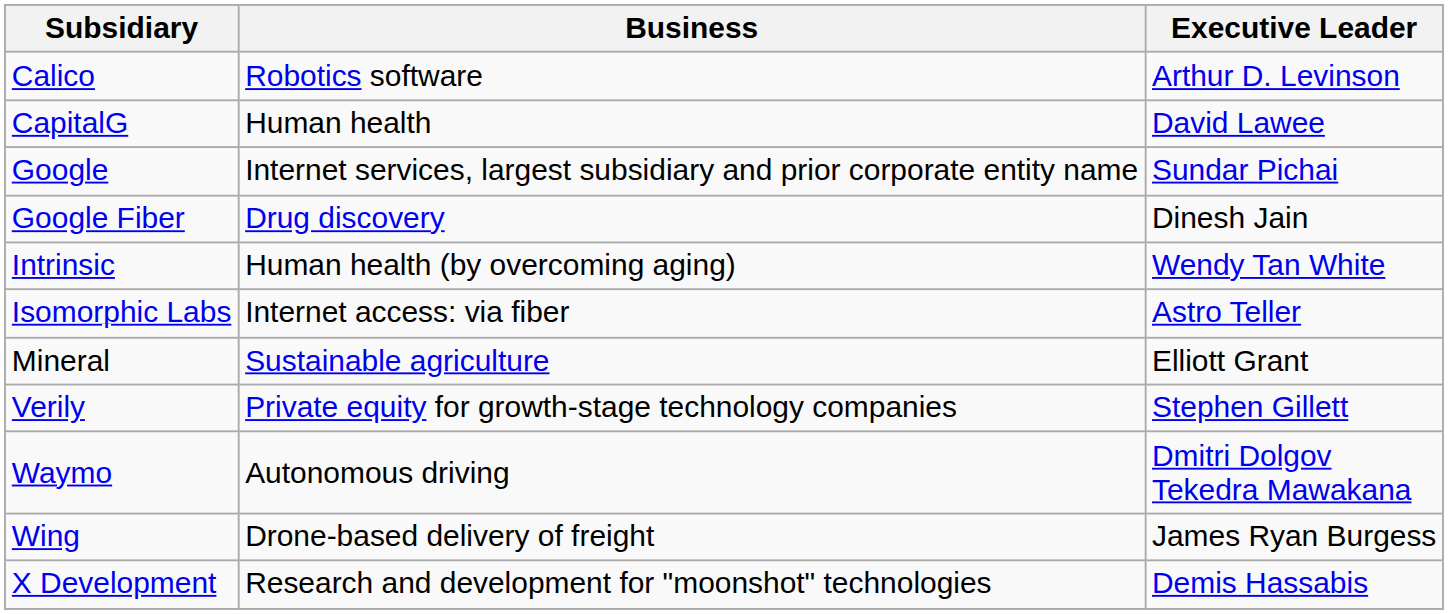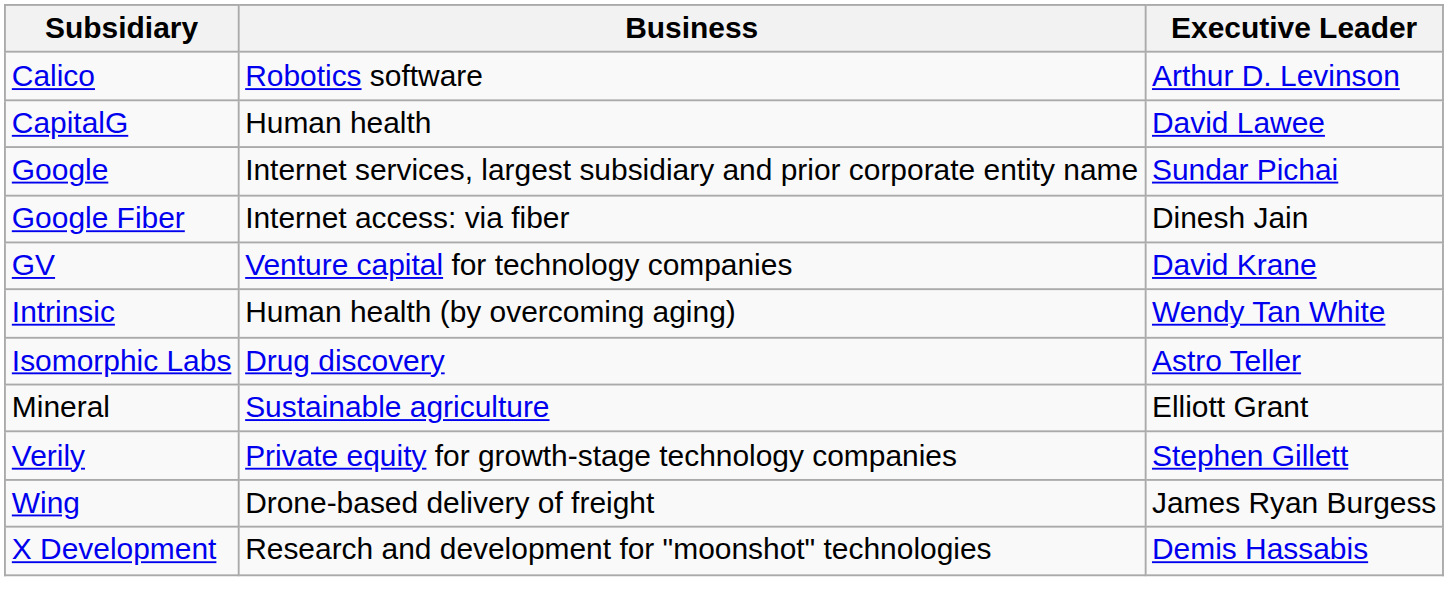(345, 218) Drug discovery -> (407, 218) Internet access: via fiber
+ row: (33, 265)
(407, 312) Internet access: via fiber -> (345, 360) Drug discovery
- row: (62, 472)
